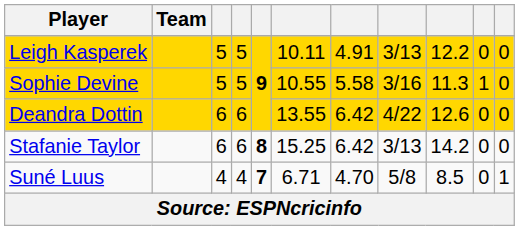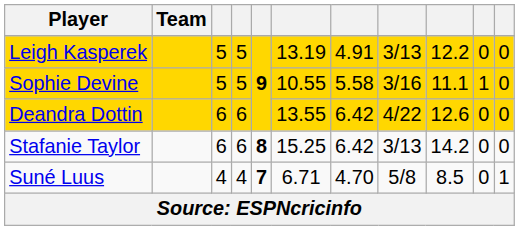(301, 51) 10.11 -> (301, 51) 13.19
(450, 83) 11.3 -> (450, 83) 11.1
